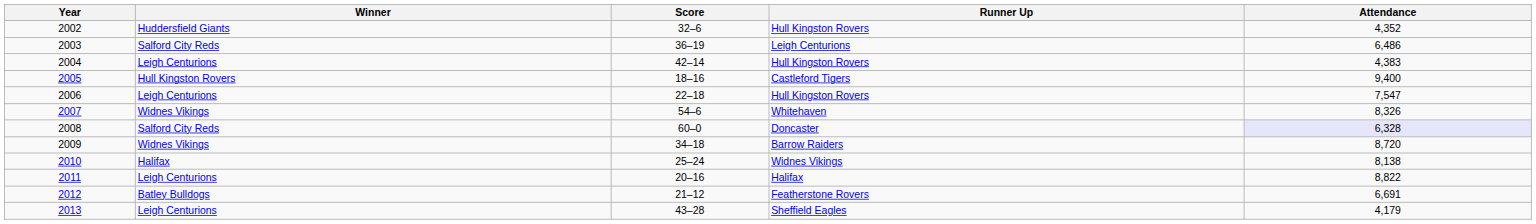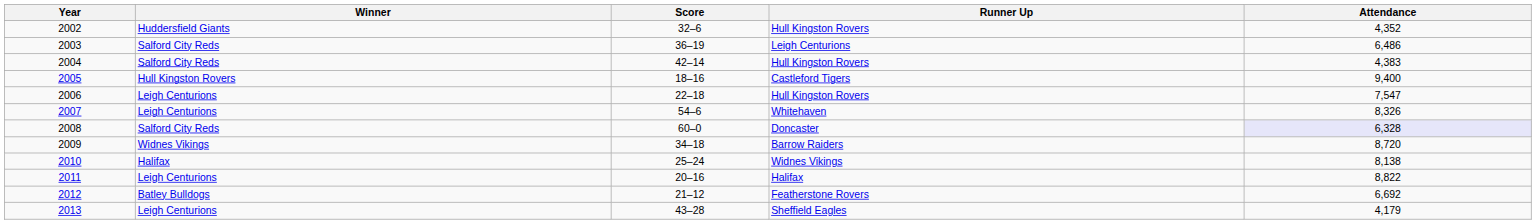(177, 62) Leigh Centurions -> (178, 62) Salford City Reds
(173, 111) Widnes Vikings -> (177, 111) Leigh Centurions
(1388, 194) 6,691 -> (1388, 194) 6,692
